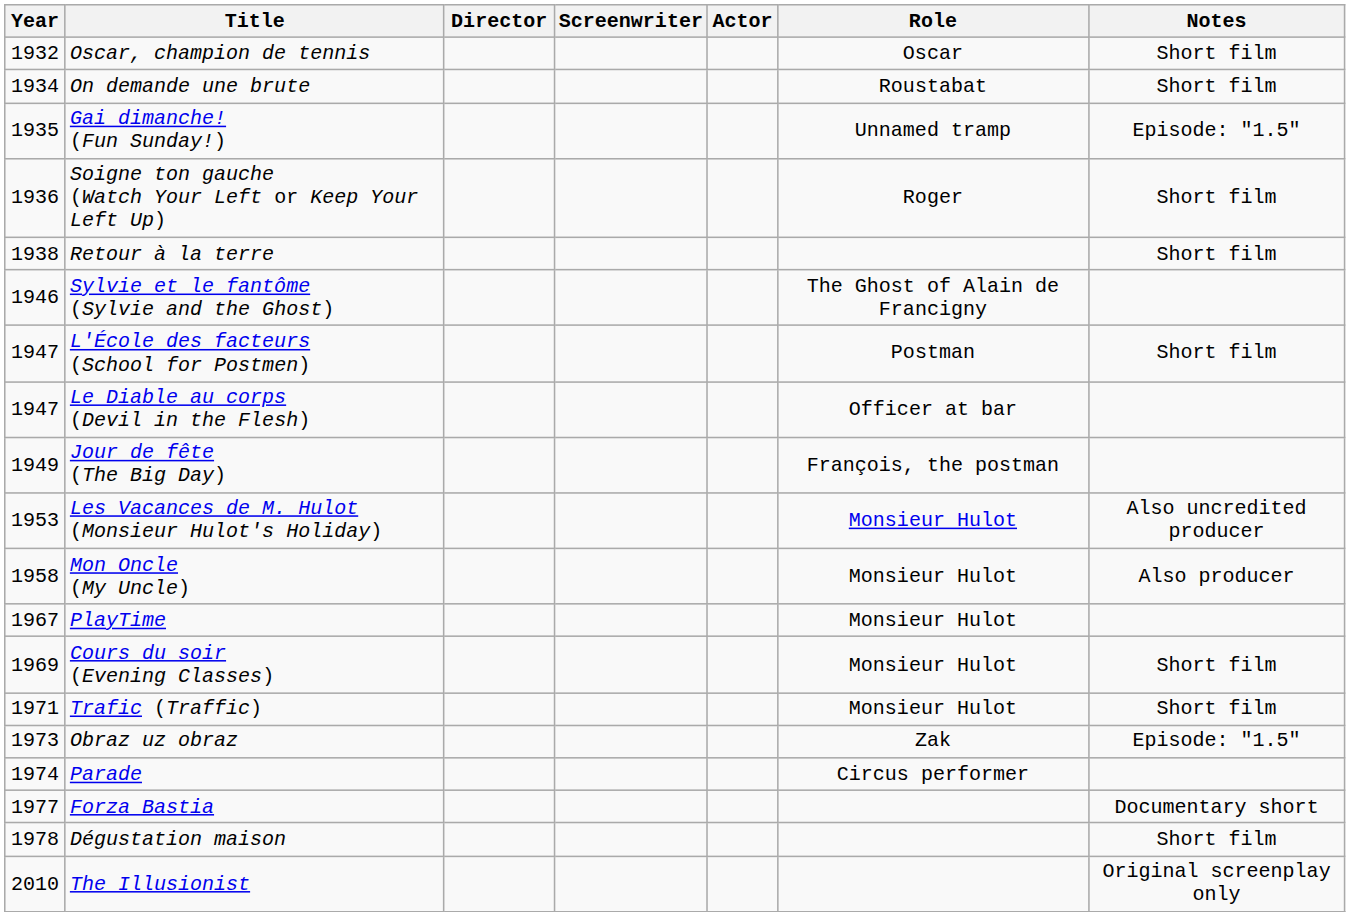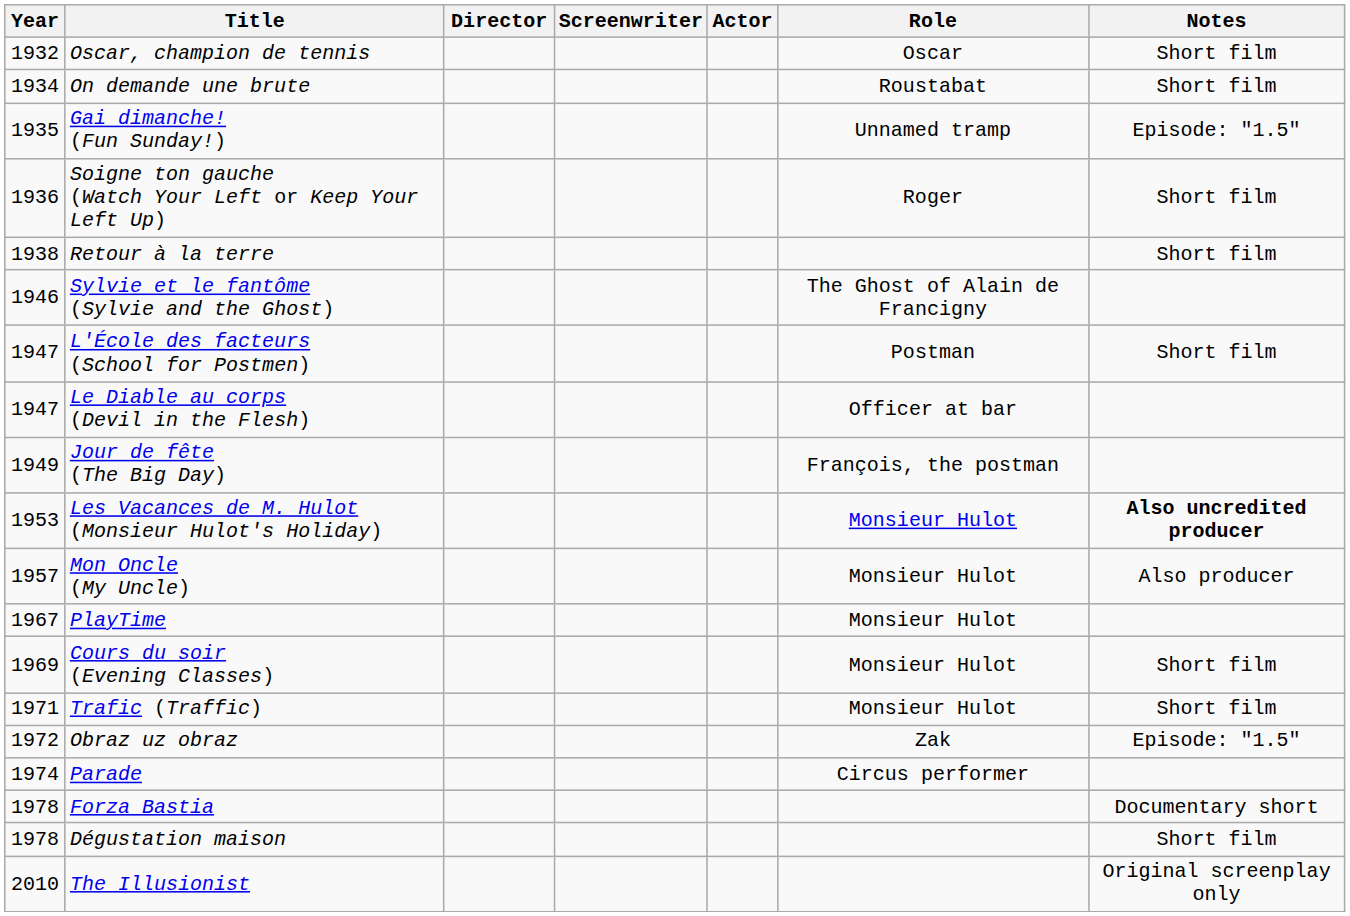(1217, 521) normal -> (1217, 521) bold
(35, 576) 1958 -> (35, 576) 1957
(35, 742) 1973 -> (35, 742) 1972
(35, 807) 1977 -> (35, 807) 1978
